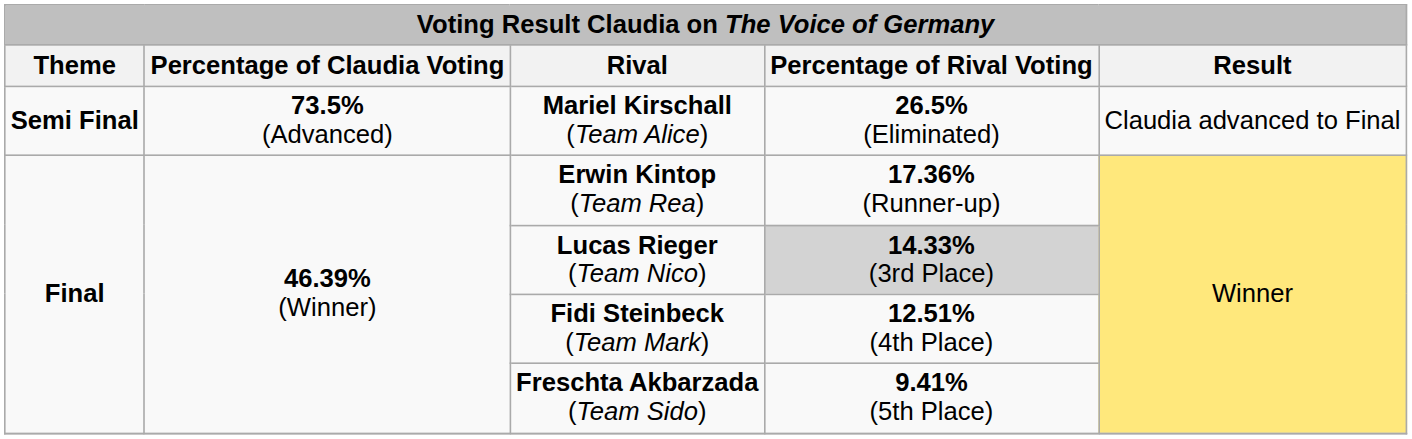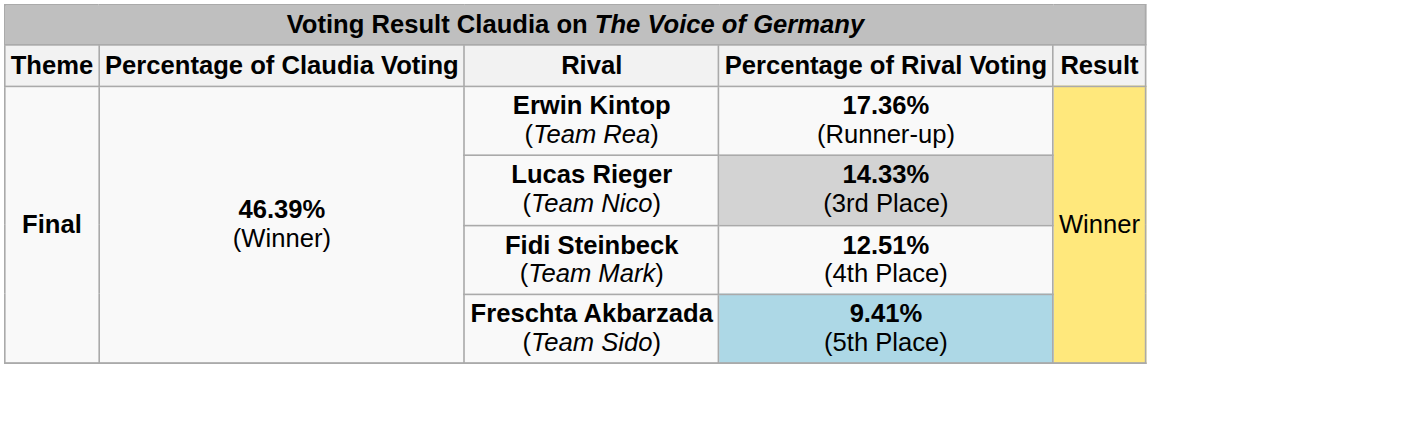- row: (637, 120)
(931, 398) no background -> (886, 328) lightblue background
